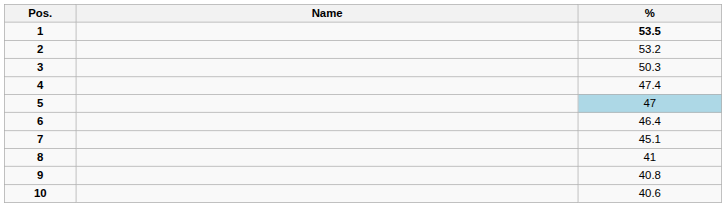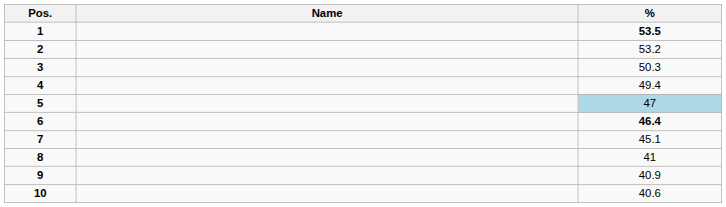(650, 85) 47.4 -> (650, 85) 49.4
(650, 121) normal -> (650, 121) bold
(650, 175) 40.8 -> (650, 175) 40.9
